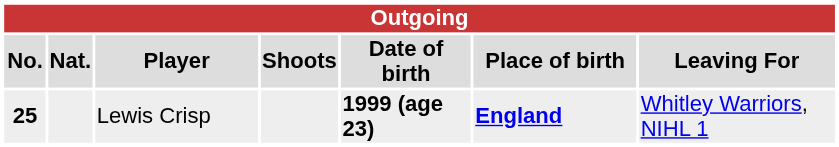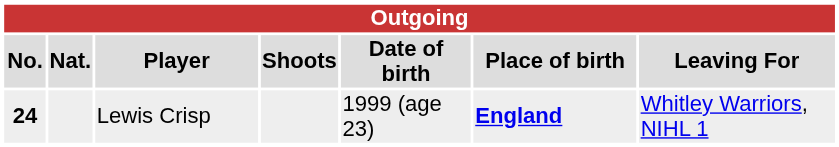(25, 116) 25 -> (25, 116) 24
(393, 116) bold -> (392, 116) normal
